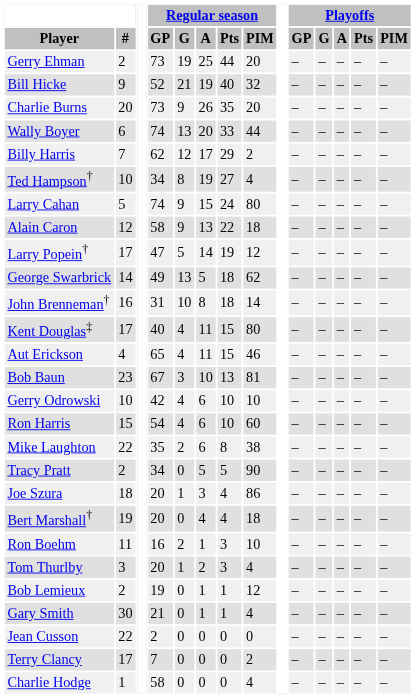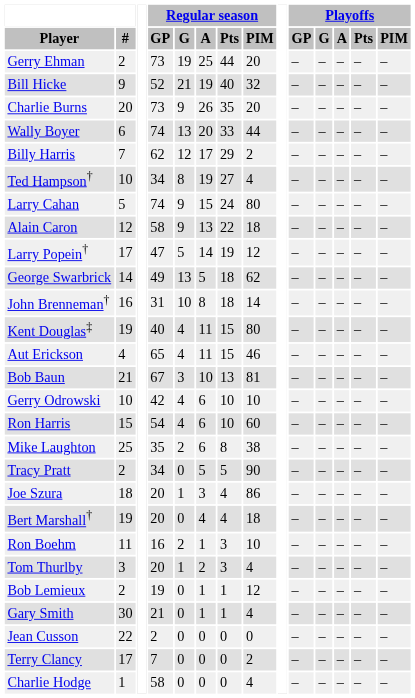(125, 329) 17 -> (125, 329) 19
(125, 378) 23 -> (125, 378) 21
(125, 447) 22 -> (125, 447) 25
